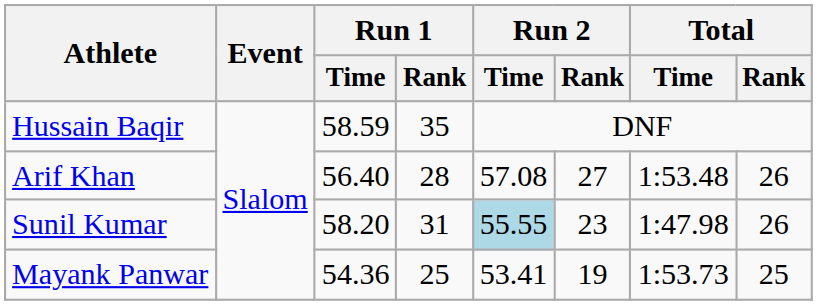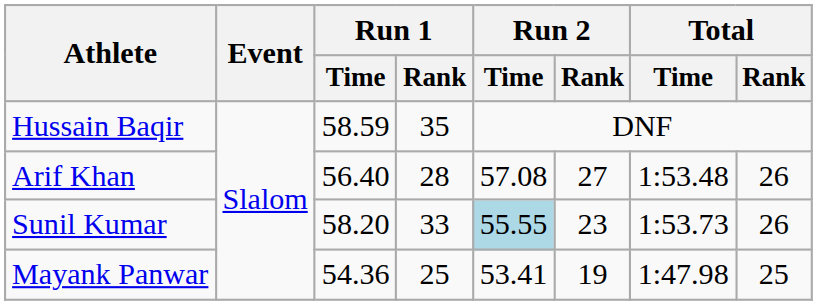(435, 224) 31 -> (435, 224) 33
(683, 224) 1:47.98 -> (683, 224) 1:53.73
(683, 274) 1:53.73 -> (683, 274) 1:47.98
